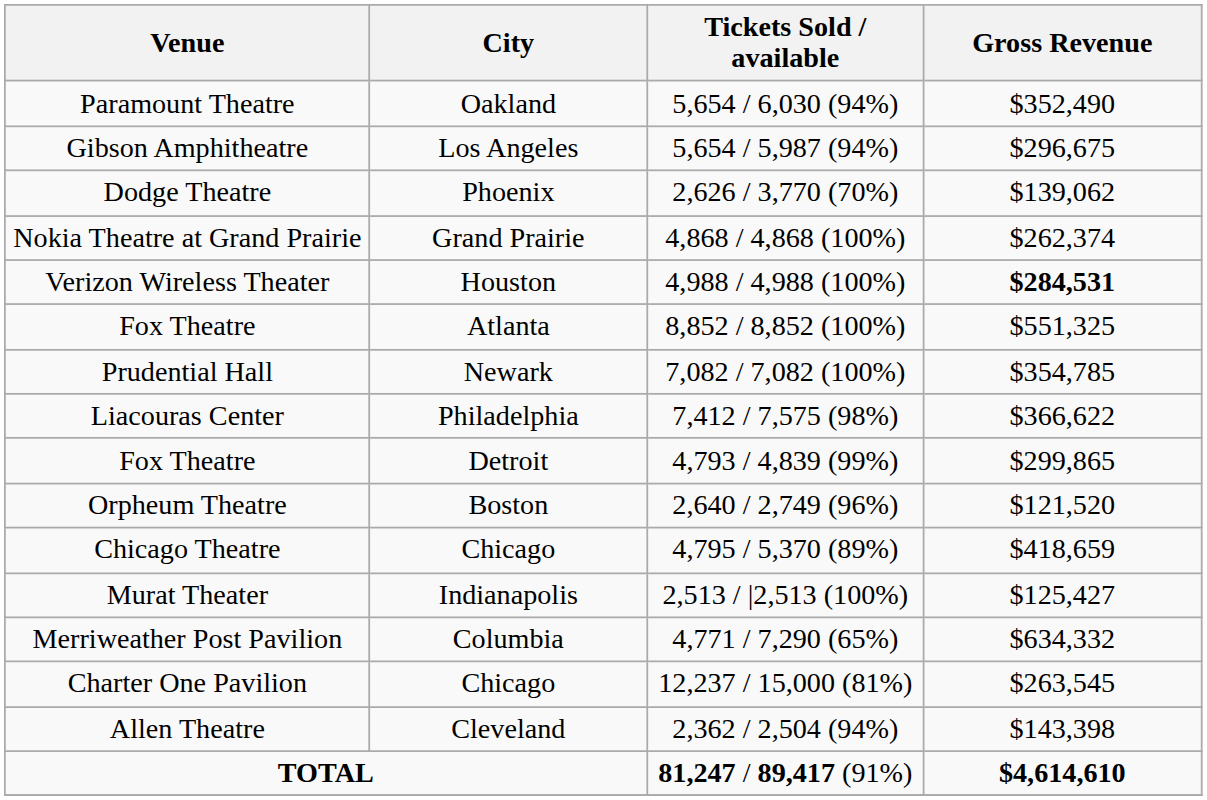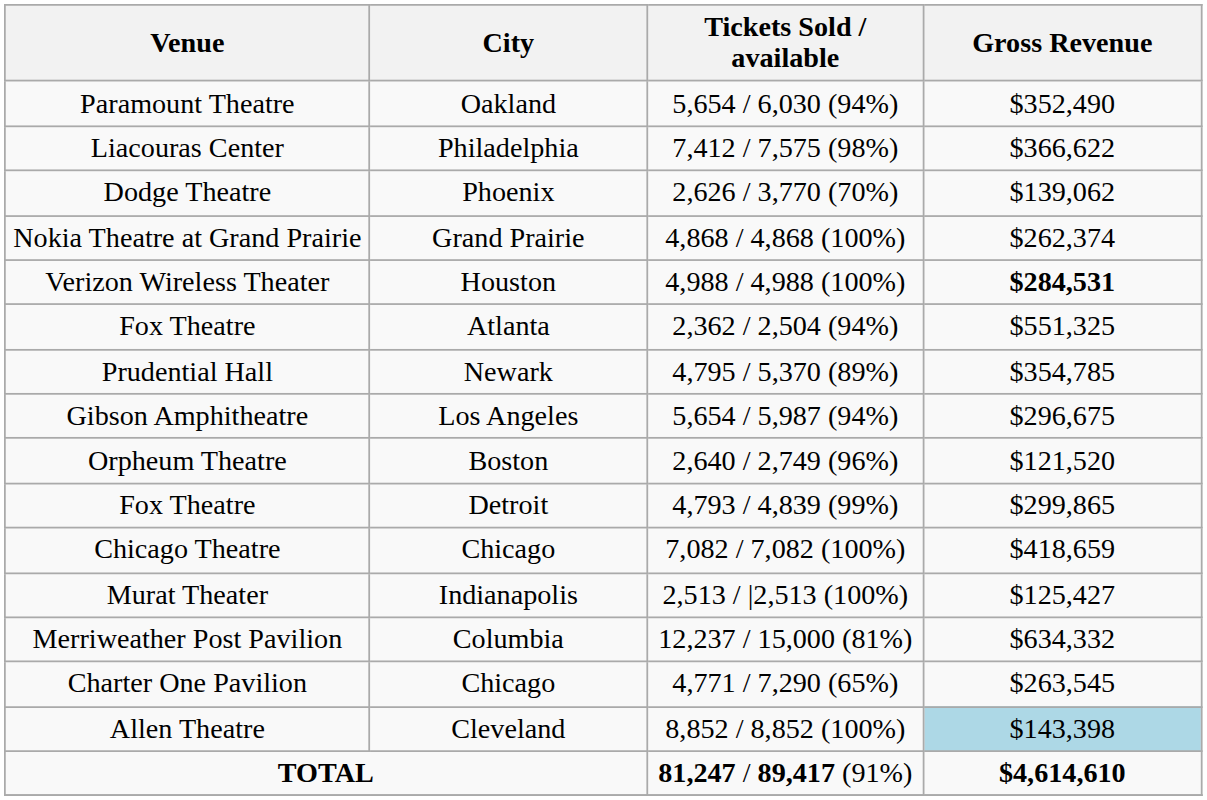rows swapped: (187, 147) <-> (187, 415)
(785, 326) 8,852 / 8,852 (100%) -> (785, 326) 2,362 / 2,504 (94%)
(785, 371) 7,082 / 7,082 (100%) -> (785, 371) 4,795 / 5,370 (89%)
rows swapped: (187, 505) <-> (187, 460)
(785, 549) 4,795 / 5,370 (89%) -> (785, 549) 7,082 / 7,082 (100%)
(785, 639) 4,771 / 7,290 (65%) -> (785, 639) 12,237 / 15,000 (81%)
(785, 683) 12,237 / 15,000 (81%) -> (785, 683) 4,771 / 7,290 (65%)
(785, 728) 2,362 / 2,504 (94%) -> (785, 728) 8,852 / 8,852 (100%)
(1062, 728) no background -> (1062, 728) lightblue background
